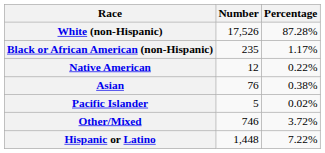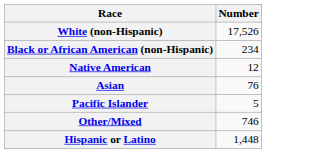- column: (291, 13)
(250, 49) 235 -> (250, 49) 234
